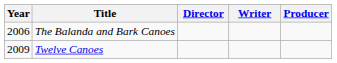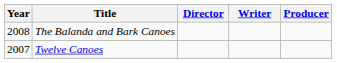(18, 31) 2006 -> (18, 31) 2008
(18, 49) 2009 -> (18, 49) 2007
